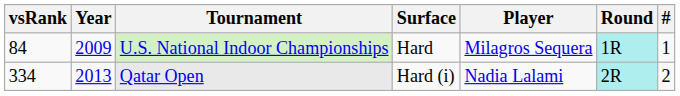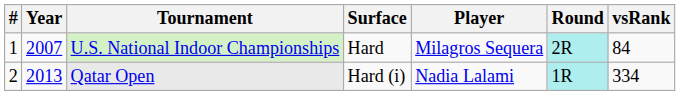columns swapped: (666, 18) <-> (38, 18)
(93, 47) 2009 -> (44, 47) 2007
(611, 47) 1R -> (562, 47) 2R
(611, 76) 2R -> (562, 76) 1R
